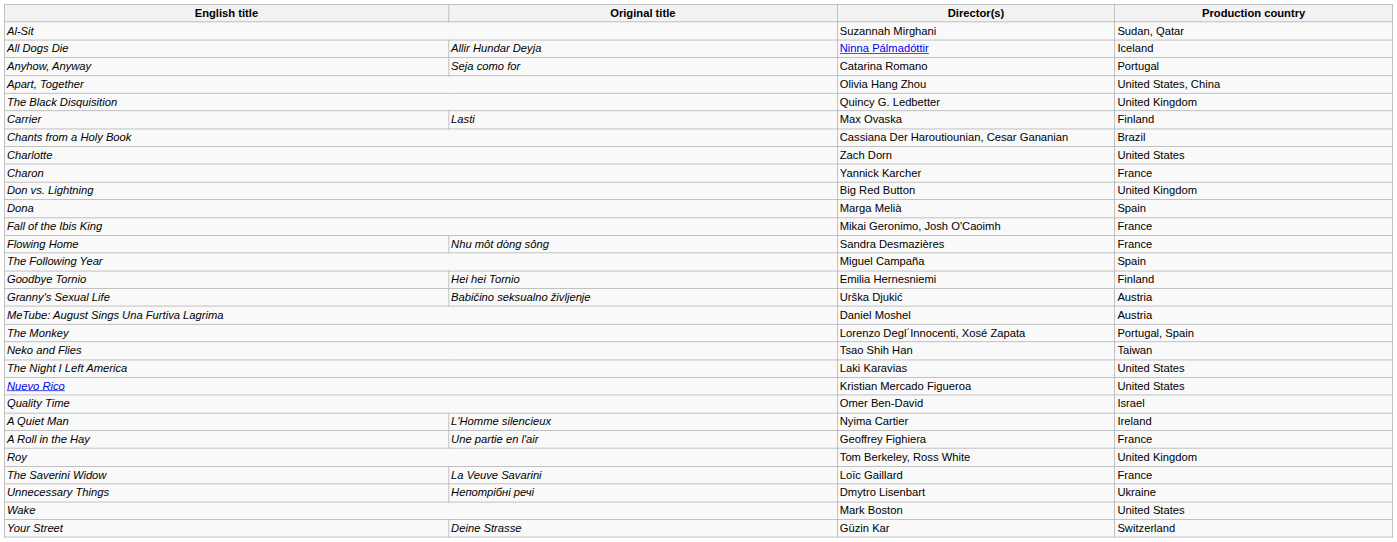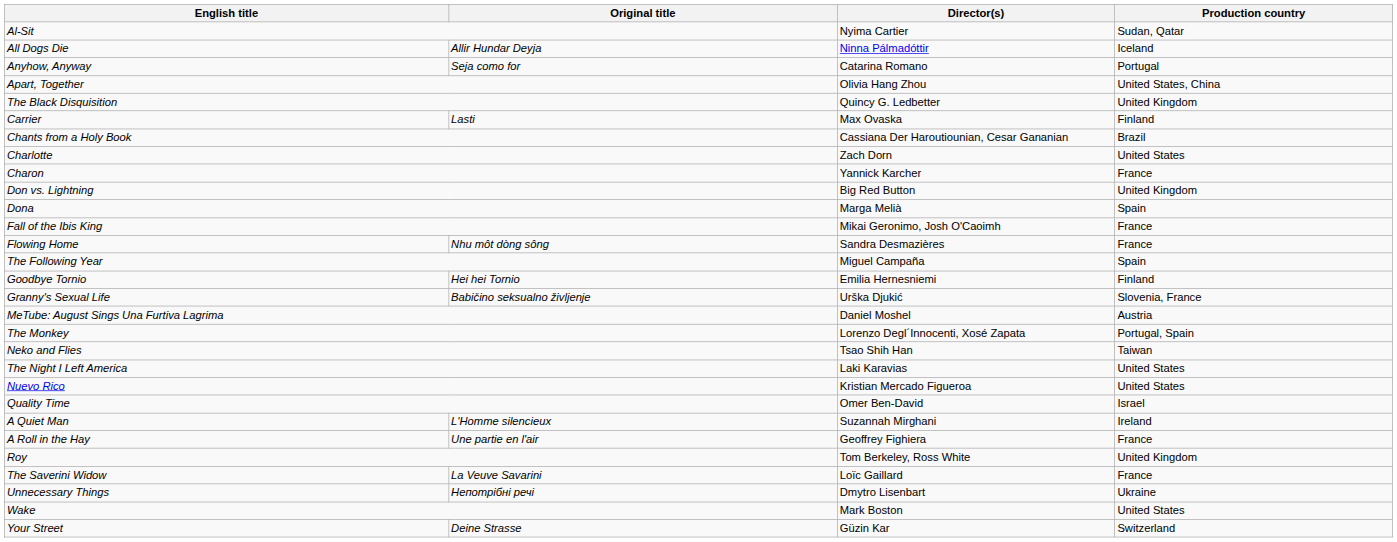(888, 31) Suzannah Mirghani -> (874, 31) Nyima Cartier
(1135, 297) Austria -> (1159, 297) Slovenia, France
(874, 421) Nyima Cartier -> (888, 421) Suzannah Mirghani
